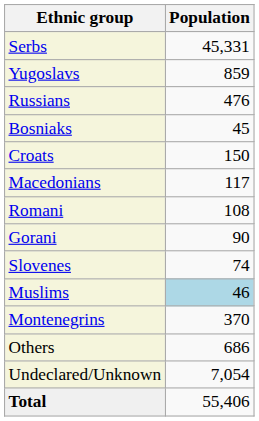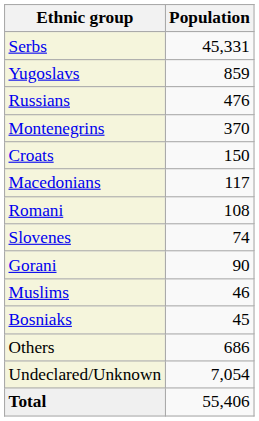rows swapped: (57, 319) <-> (40, 127)
rows swapped: (33, 237) <-> (40, 264)
(241, 292) lightblue background -> (241, 292) no background
